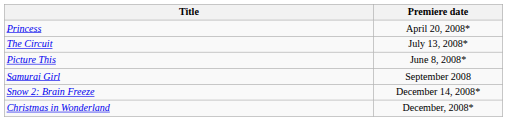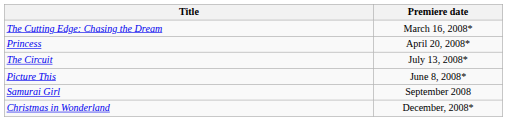+ row: (84, 28)
- row: (51, 92)
